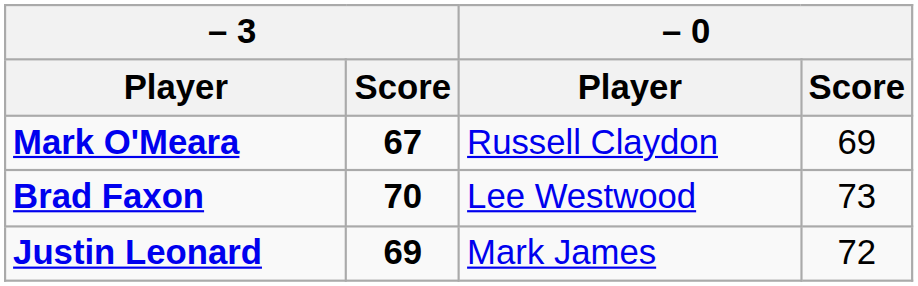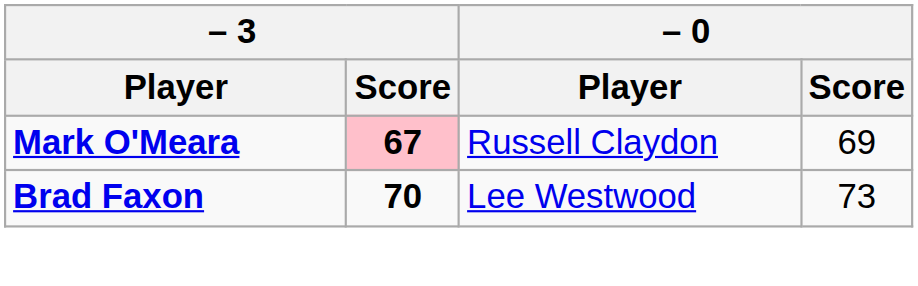(403, 142) no background -> (403, 142) pink background
- row: (138, 252)
